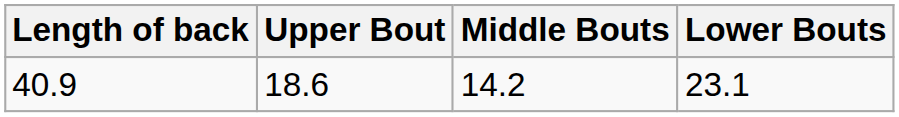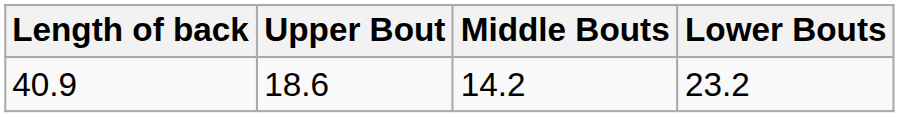(717, 83) 23.1 -> (717, 83) 23.2
